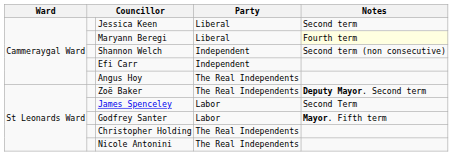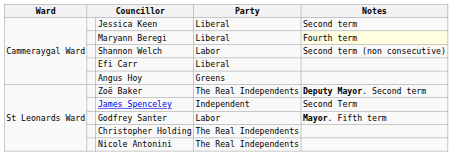(223, 51) Independent -> (208, 51) Labor
(223, 64) Independent -> (213, 64) Liberal
(247, 78) The Real Independents -> (210, 78) Greens
(208, 104) Labor -> (223, 104) Independent
